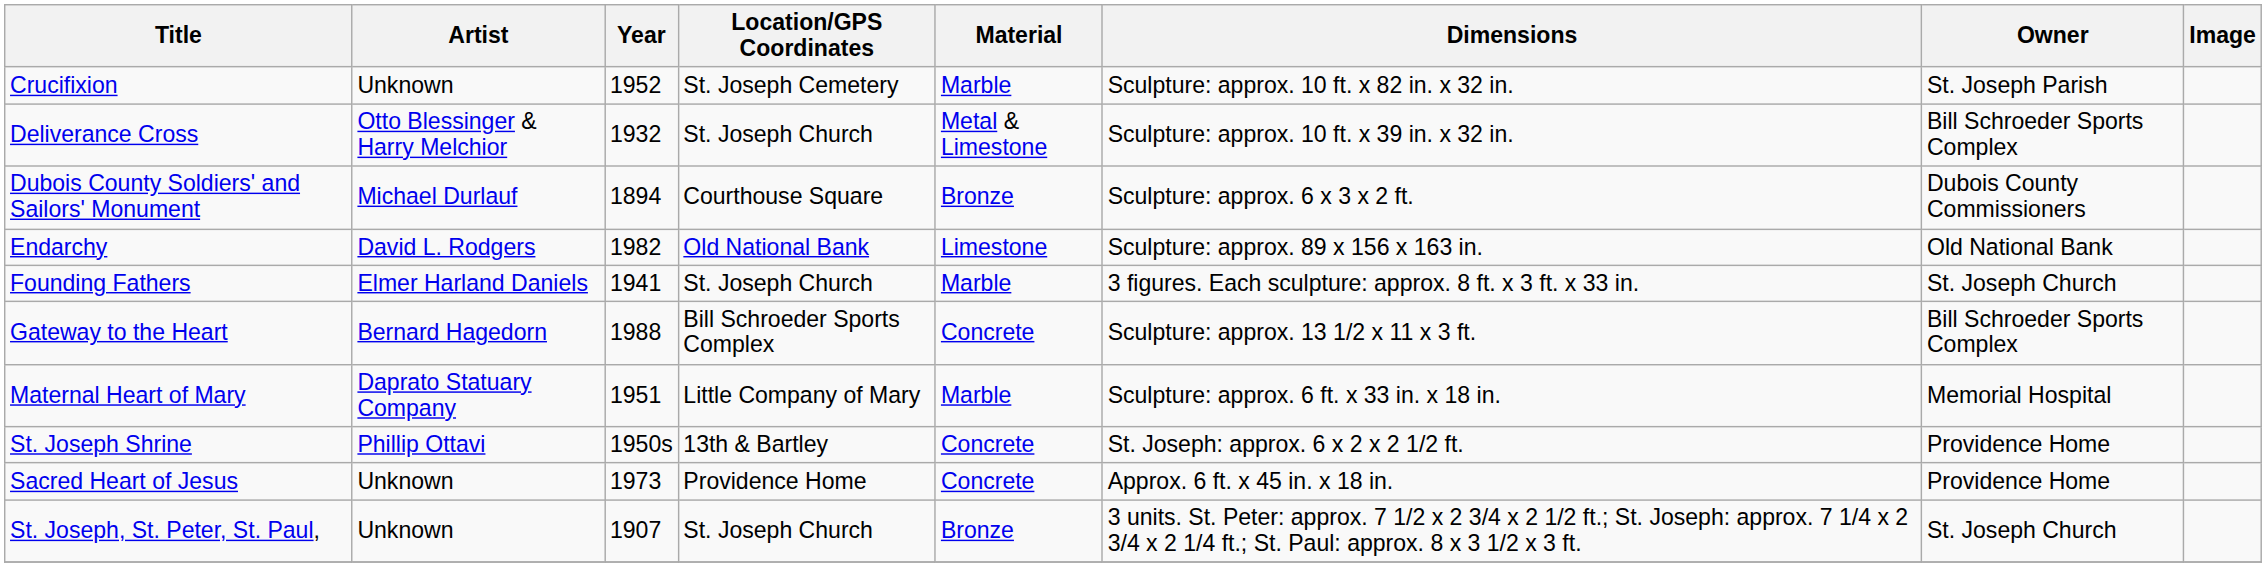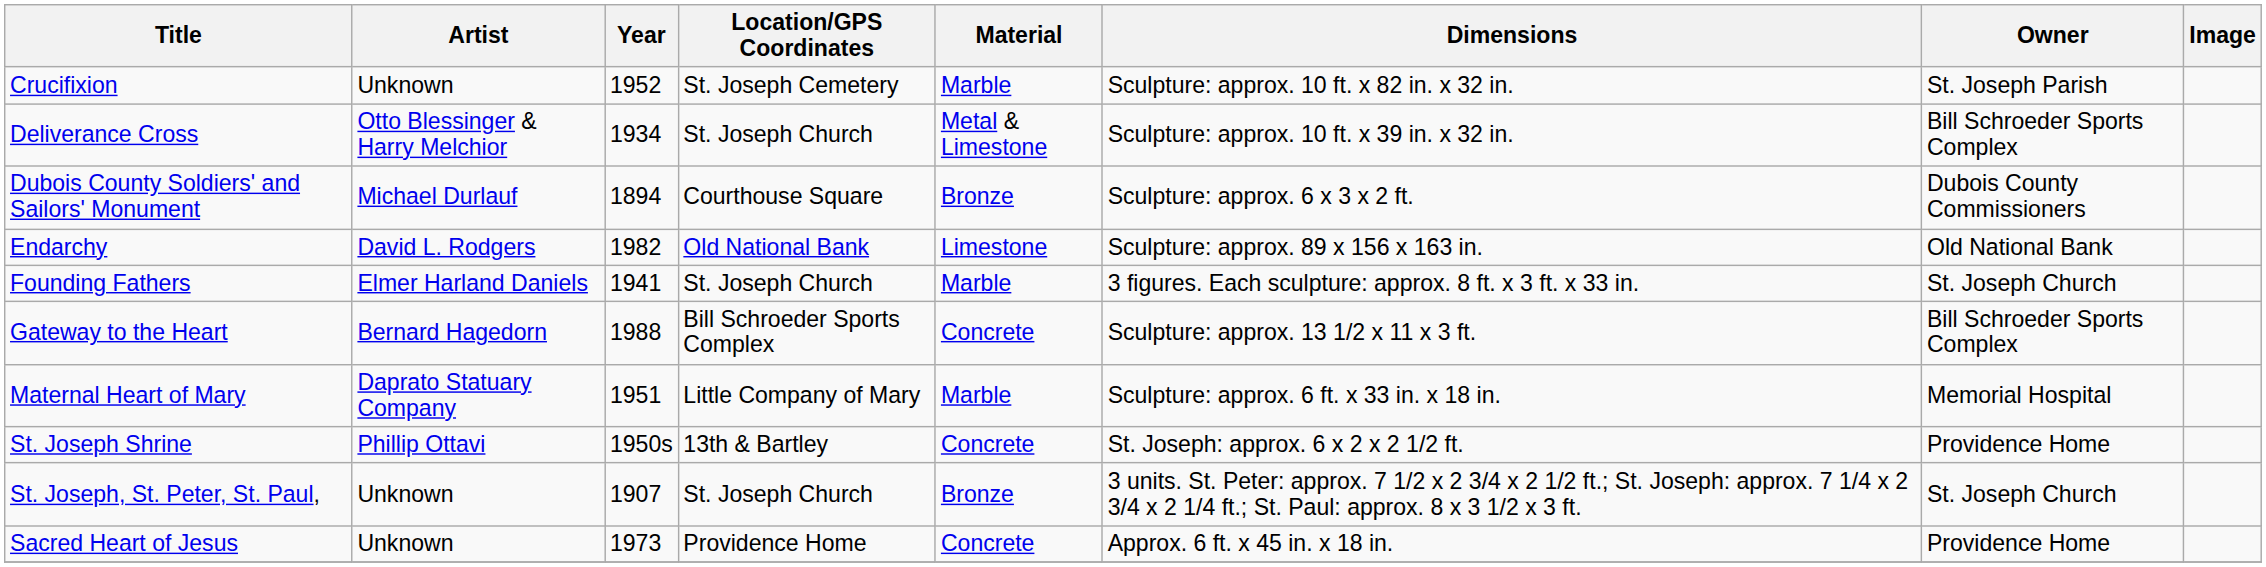(636, 134) 1932 -> (636, 134) 1934
rows swapped: (165, 530) <-> (124, 481)
